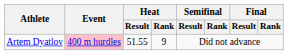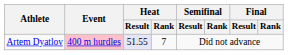(137, 42) no background -> (137, 42) lavender background
(164, 42) 9 -> (164, 42) 7
